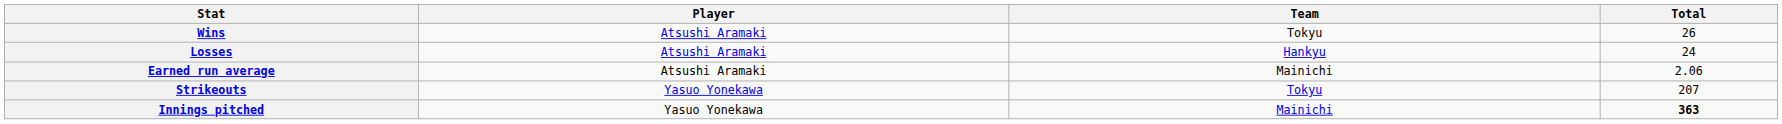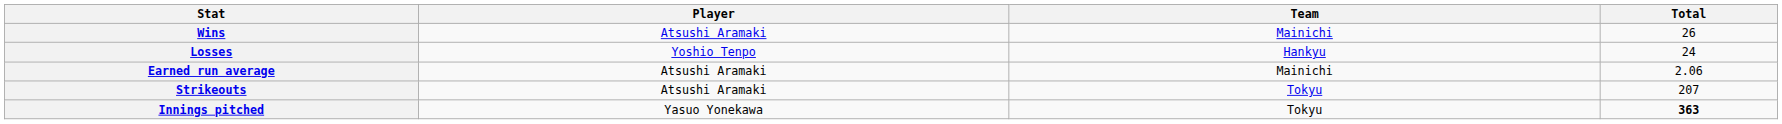(1305, 33) Tokyu -> (1305, 33) Mainichi
(714, 52) Atsushi Aramaki -> (714, 52) Yoshio Tenpo
(714, 90) Yasuo Yonekawa -> (714, 90) Atsushi Aramaki
(1305, 109) Mainichi -> (1305, 109) Tokyu
